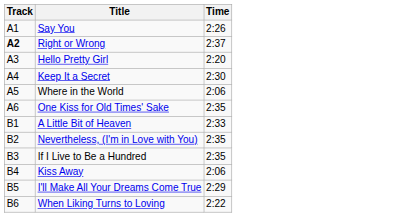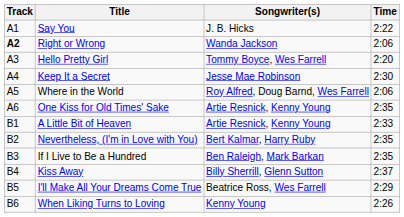+ column: (288, 12)
(216, 28) 2:26 -> (383, 28) 2:22
(216, 44) 2:37 -> (383, 44) 2:06
(216, 172) 2:06 -> (383, 172) 2:37
(216, 204) 2:22 -> (383, 204) 2:26
